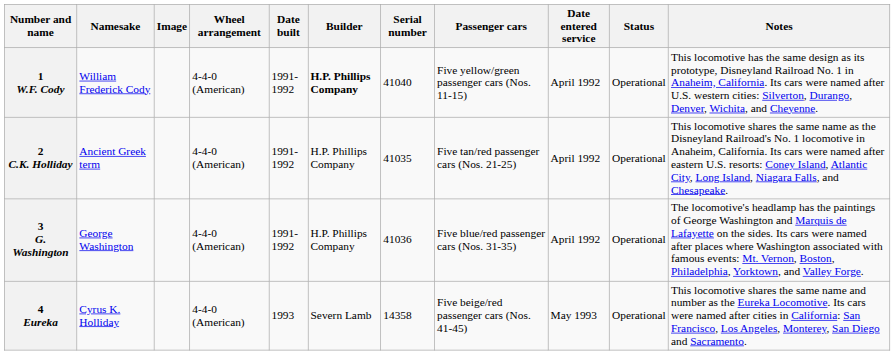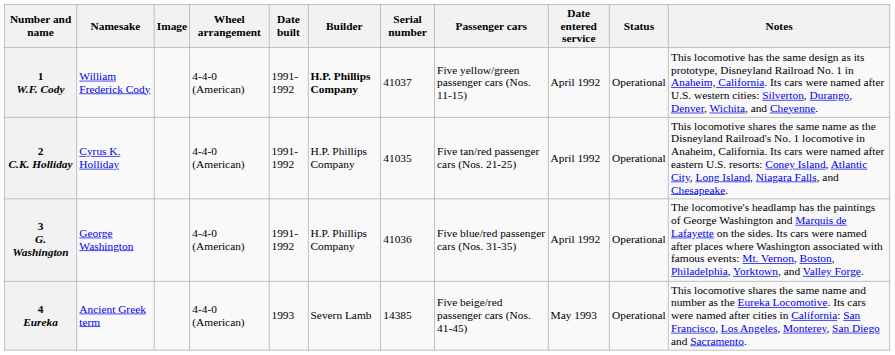(397, 82) 41040 -> (397, 82) 41037
(113, 158) Ancient Greek term -> (100, 158) Cyrus K. Holliday
(100, 315) Cyrus K. Holliday -> (113, 315) Ancient Greek term
(397, 315) 14358 -> (397, 315) 14385
